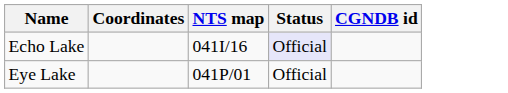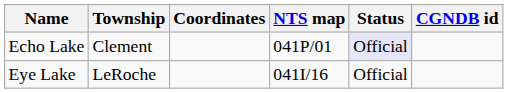+ column: (129, 18)
(220, 46) 041I/16 -> (303, 46) 041P/01
(222, 74) 041P/01 -> (301, 74) 041I/16
